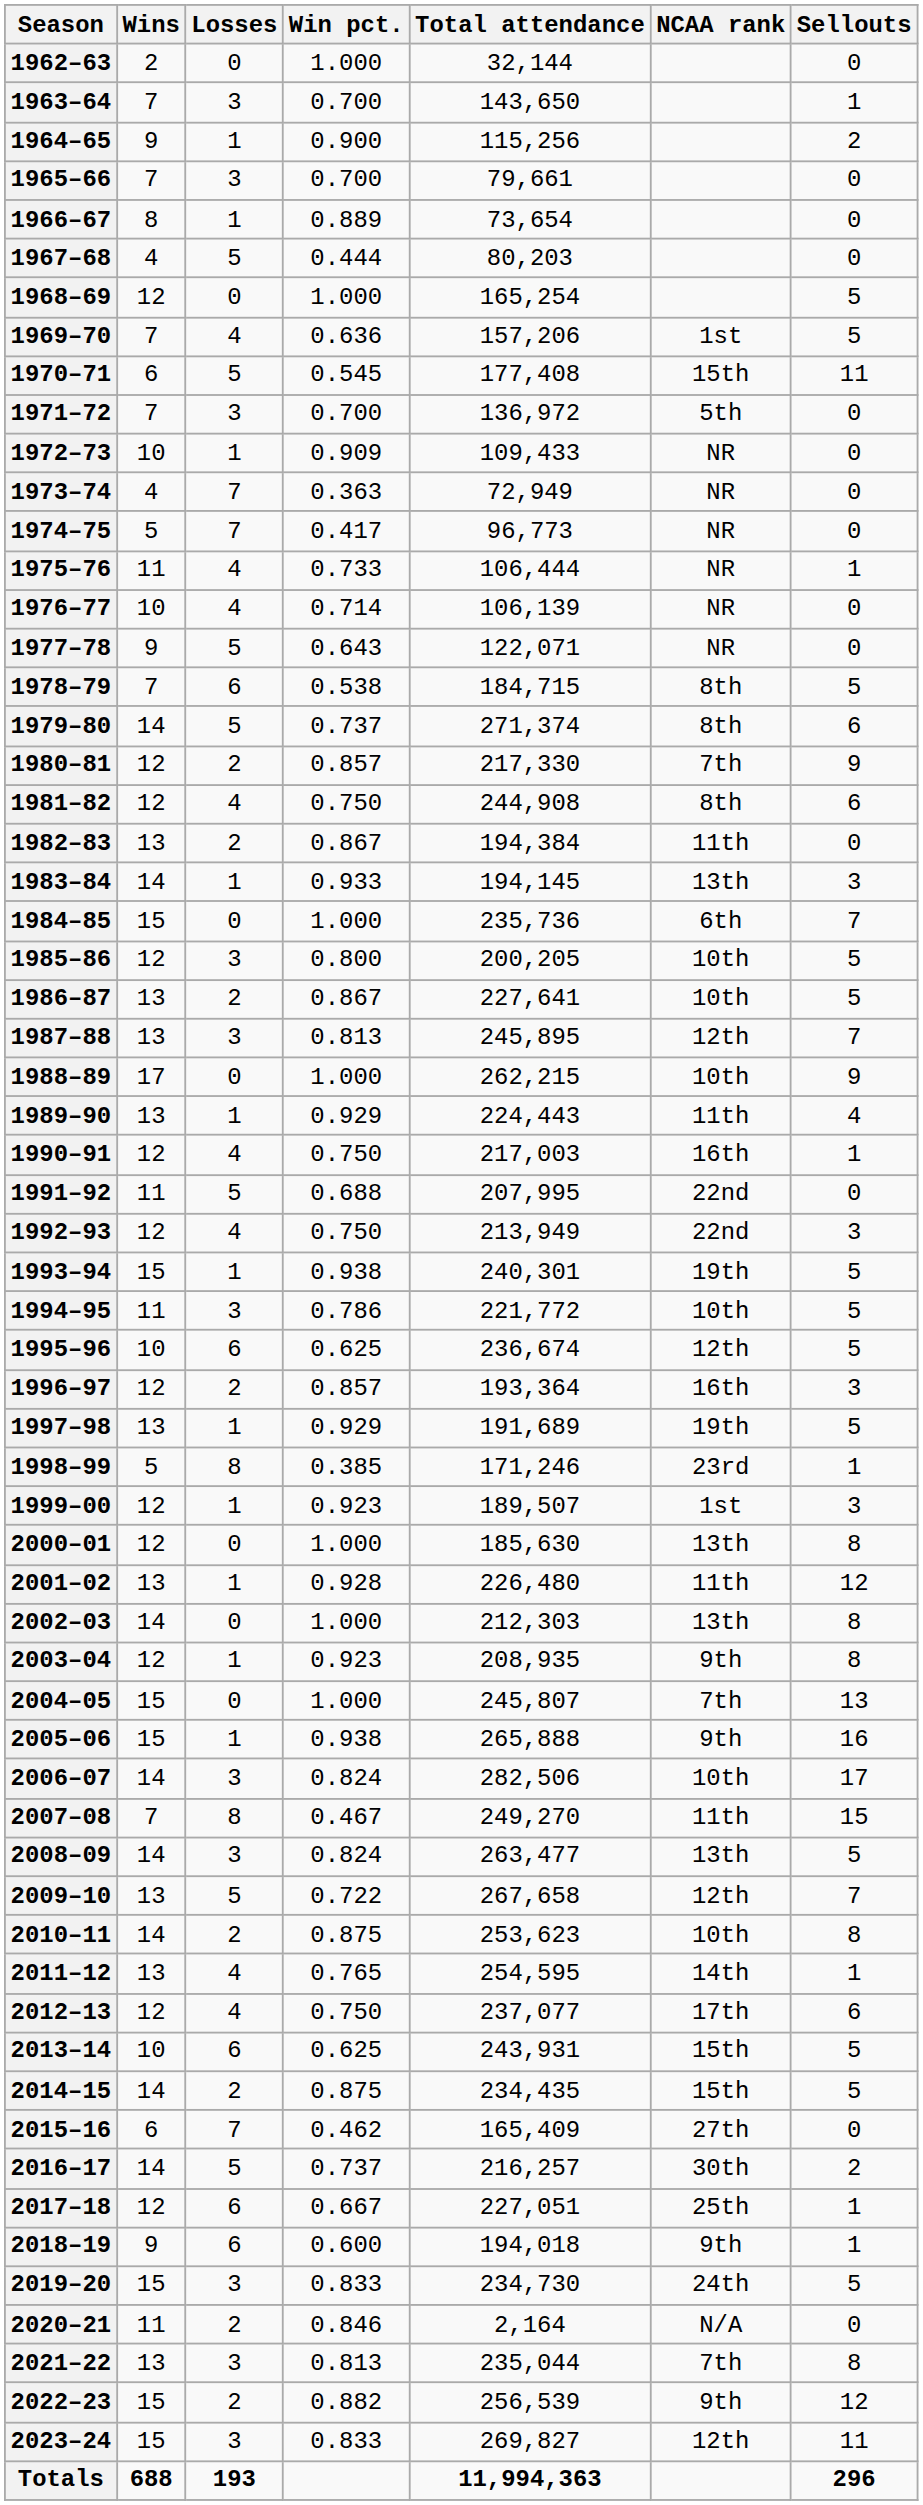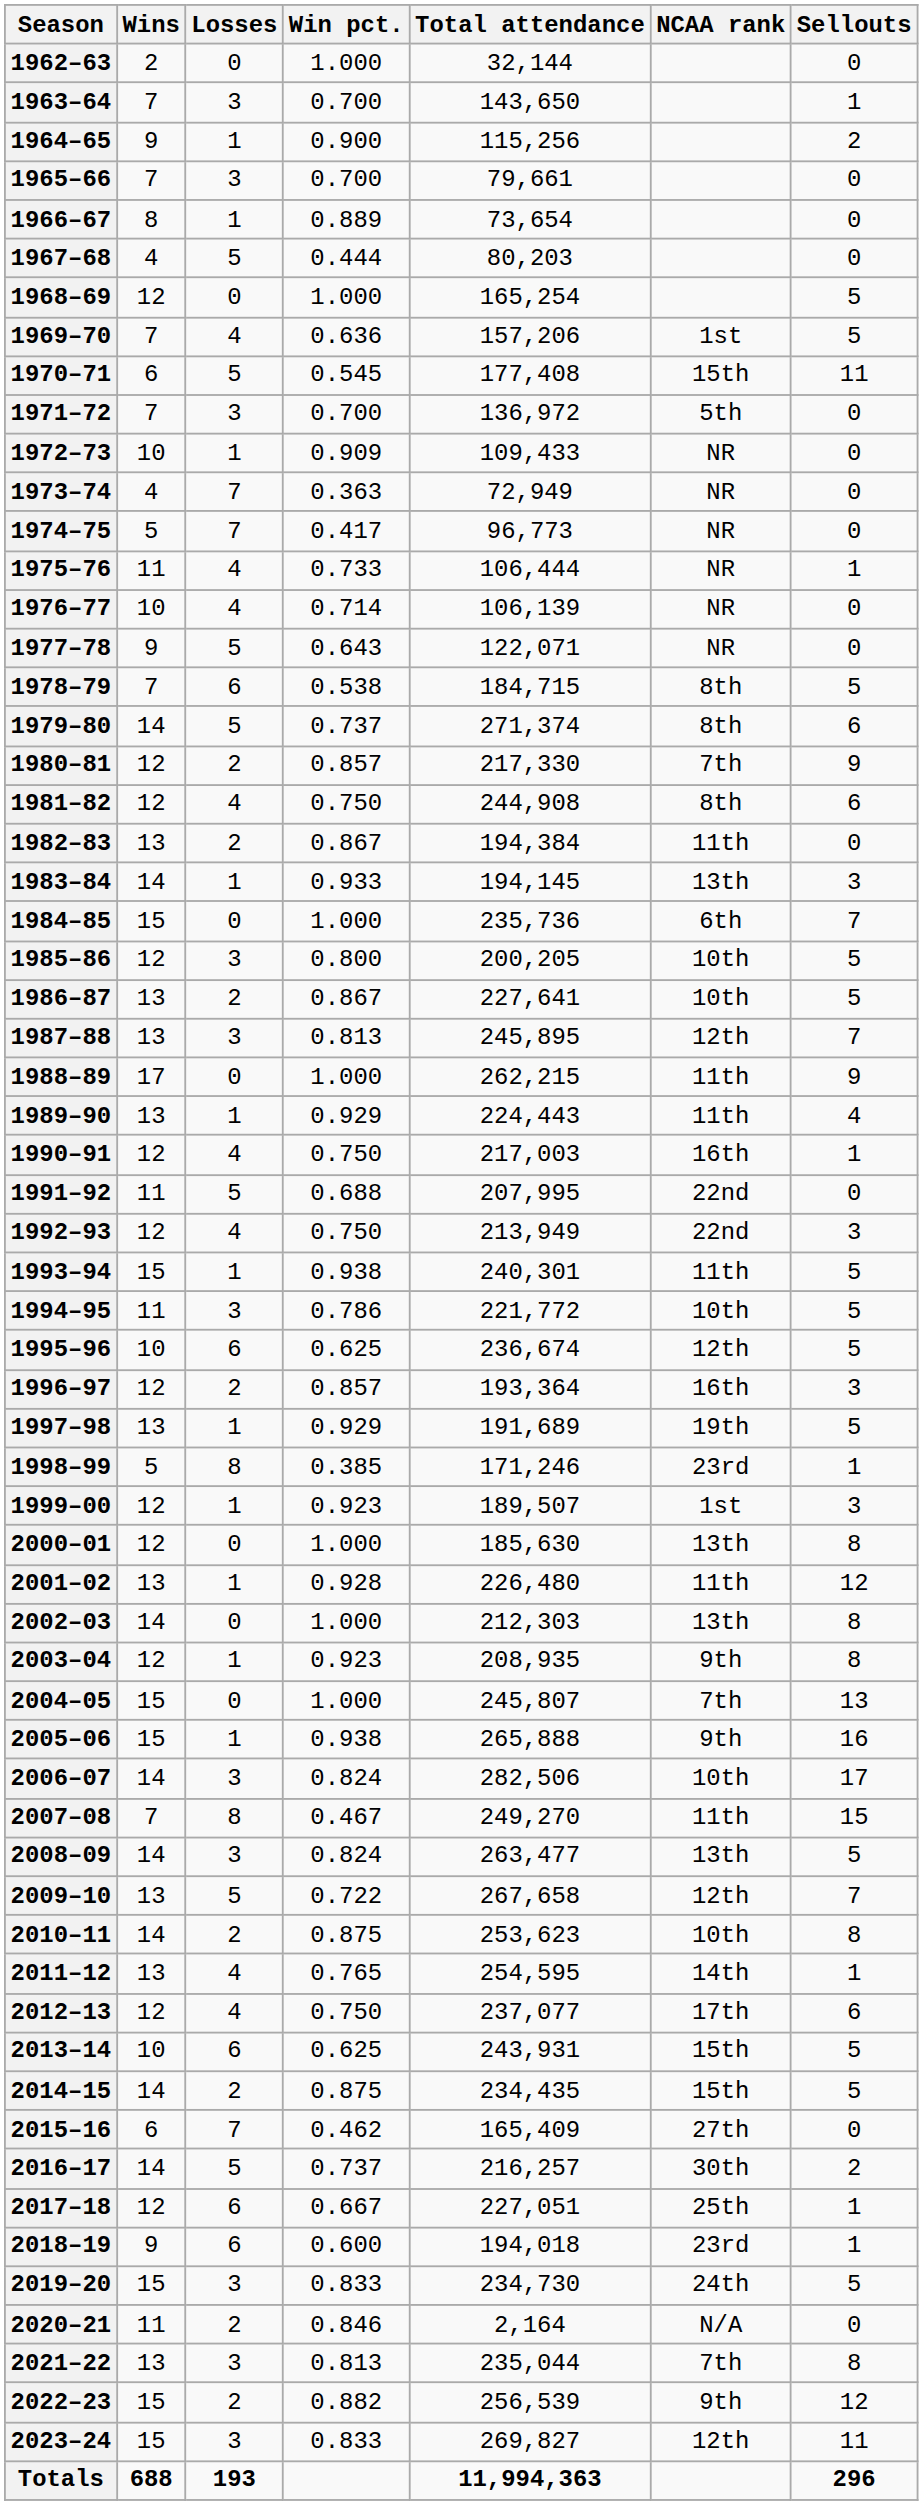(721, 1077) 10th -> (721, 1077) 11th
(721, 1272) 19th -> (721, 1272) 11th
(721, 2247) 9th -> (721, 2247) 23rd
